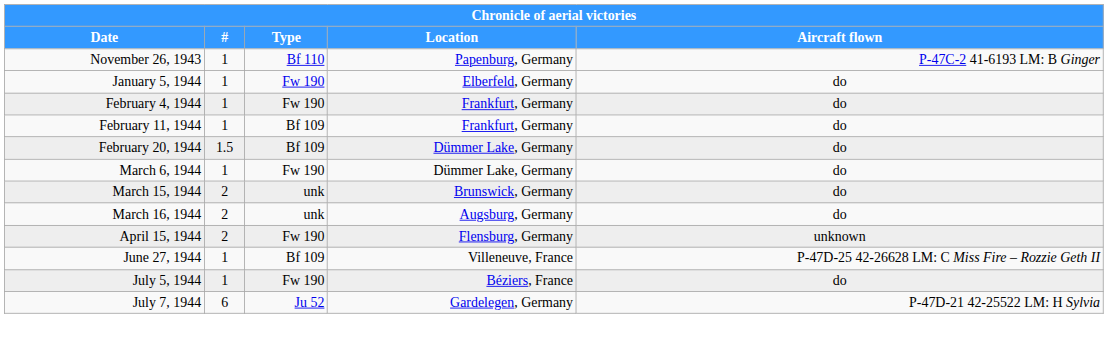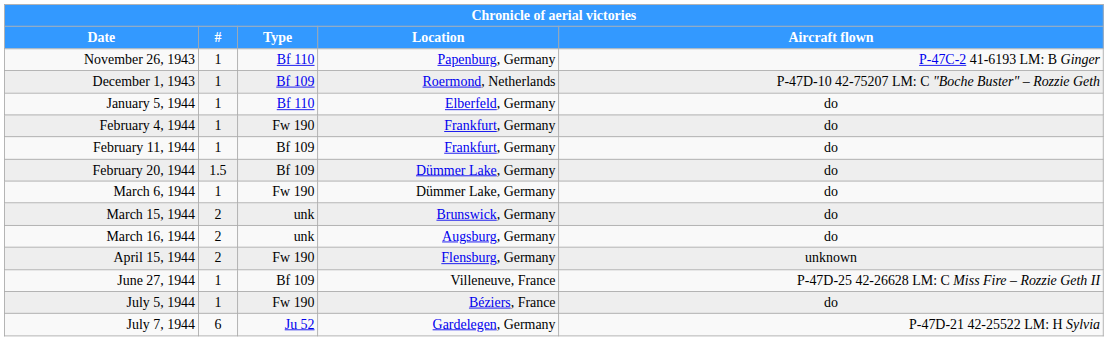+ row: (144, 81)
(303, 81) Fw 190 -> (296, 103) Bf 110
